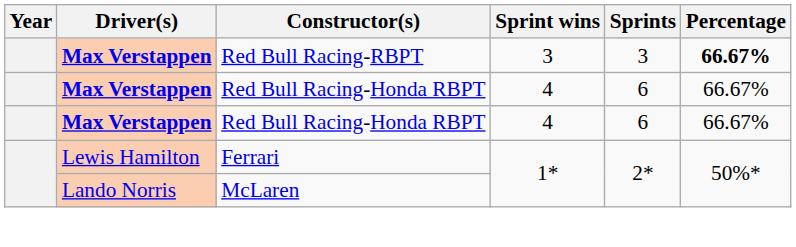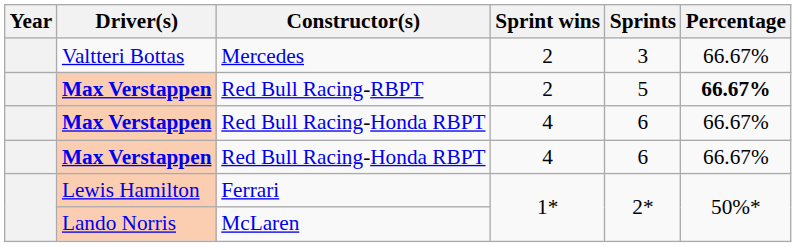+ row: (123, 55)
(548, 55) 3 -> (548, 88) 2
(643, 55) 3 -> (643, 88) 5
